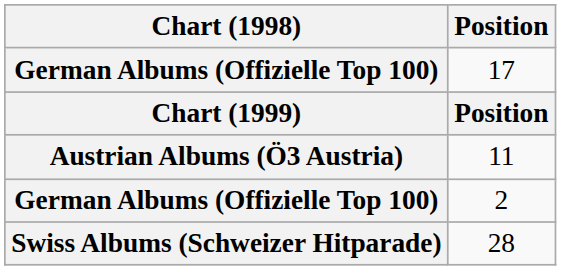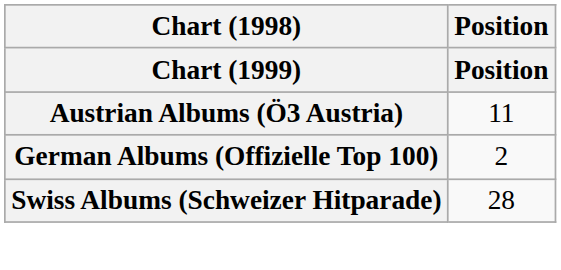- row: (501, 69)
